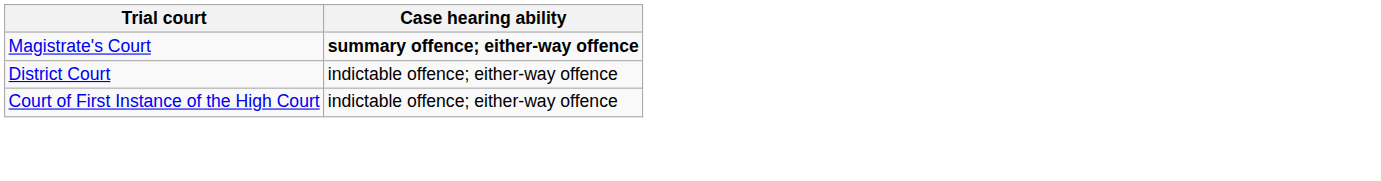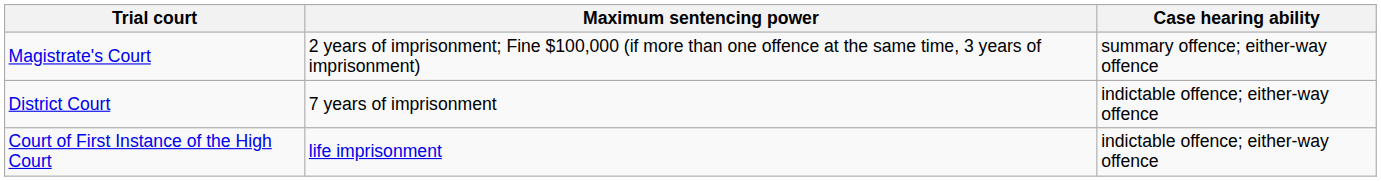+ column: (701, 18)
(483, 46) bold -> (1214, 56) normal
